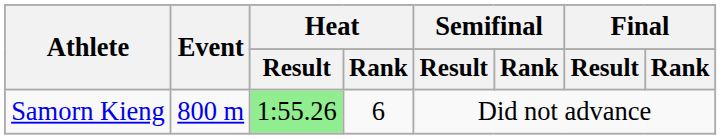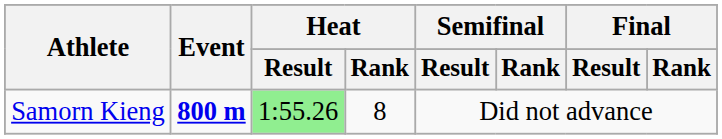(211, 111) normal -> (211, 111) bold
(378, 111) 6 -> (380, 111) 8
